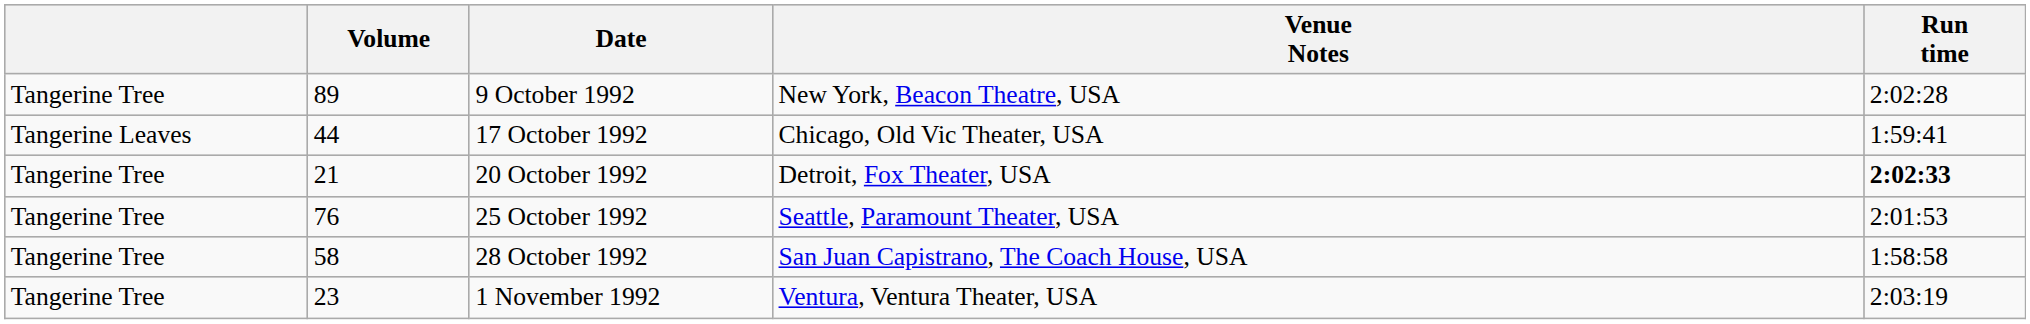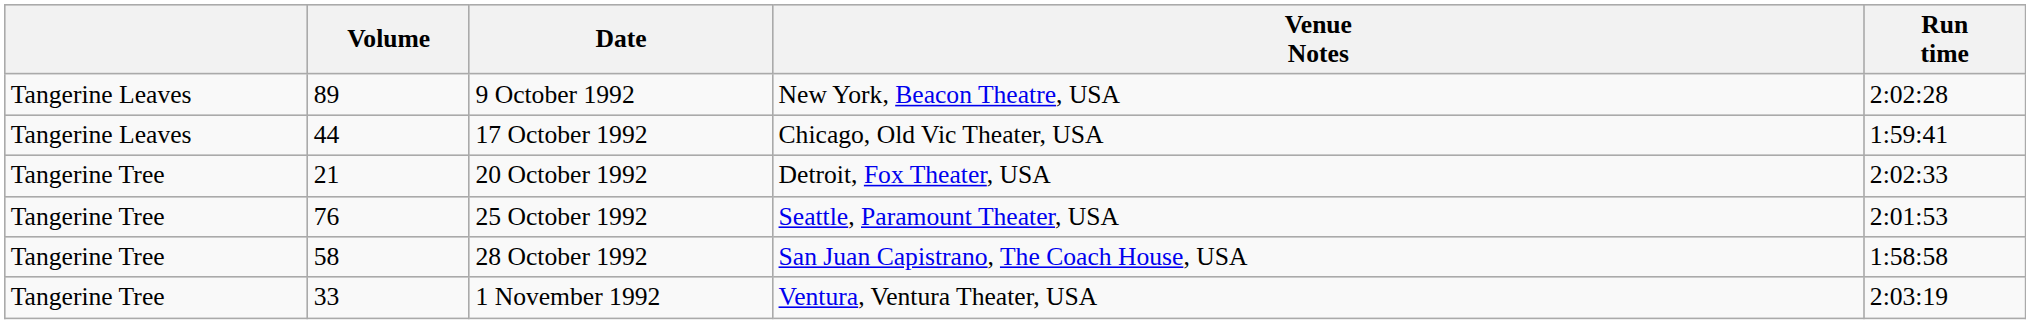(88, 94) Tangerine Tree -> (101, 94) Tangerine Leaves
(1910, 175) bold -> (1909, 175) normal
(327, 297) 23 -> (327, 297) 33
